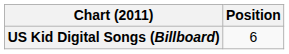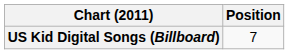(253, 37) 6 -> (253, 37) 7
